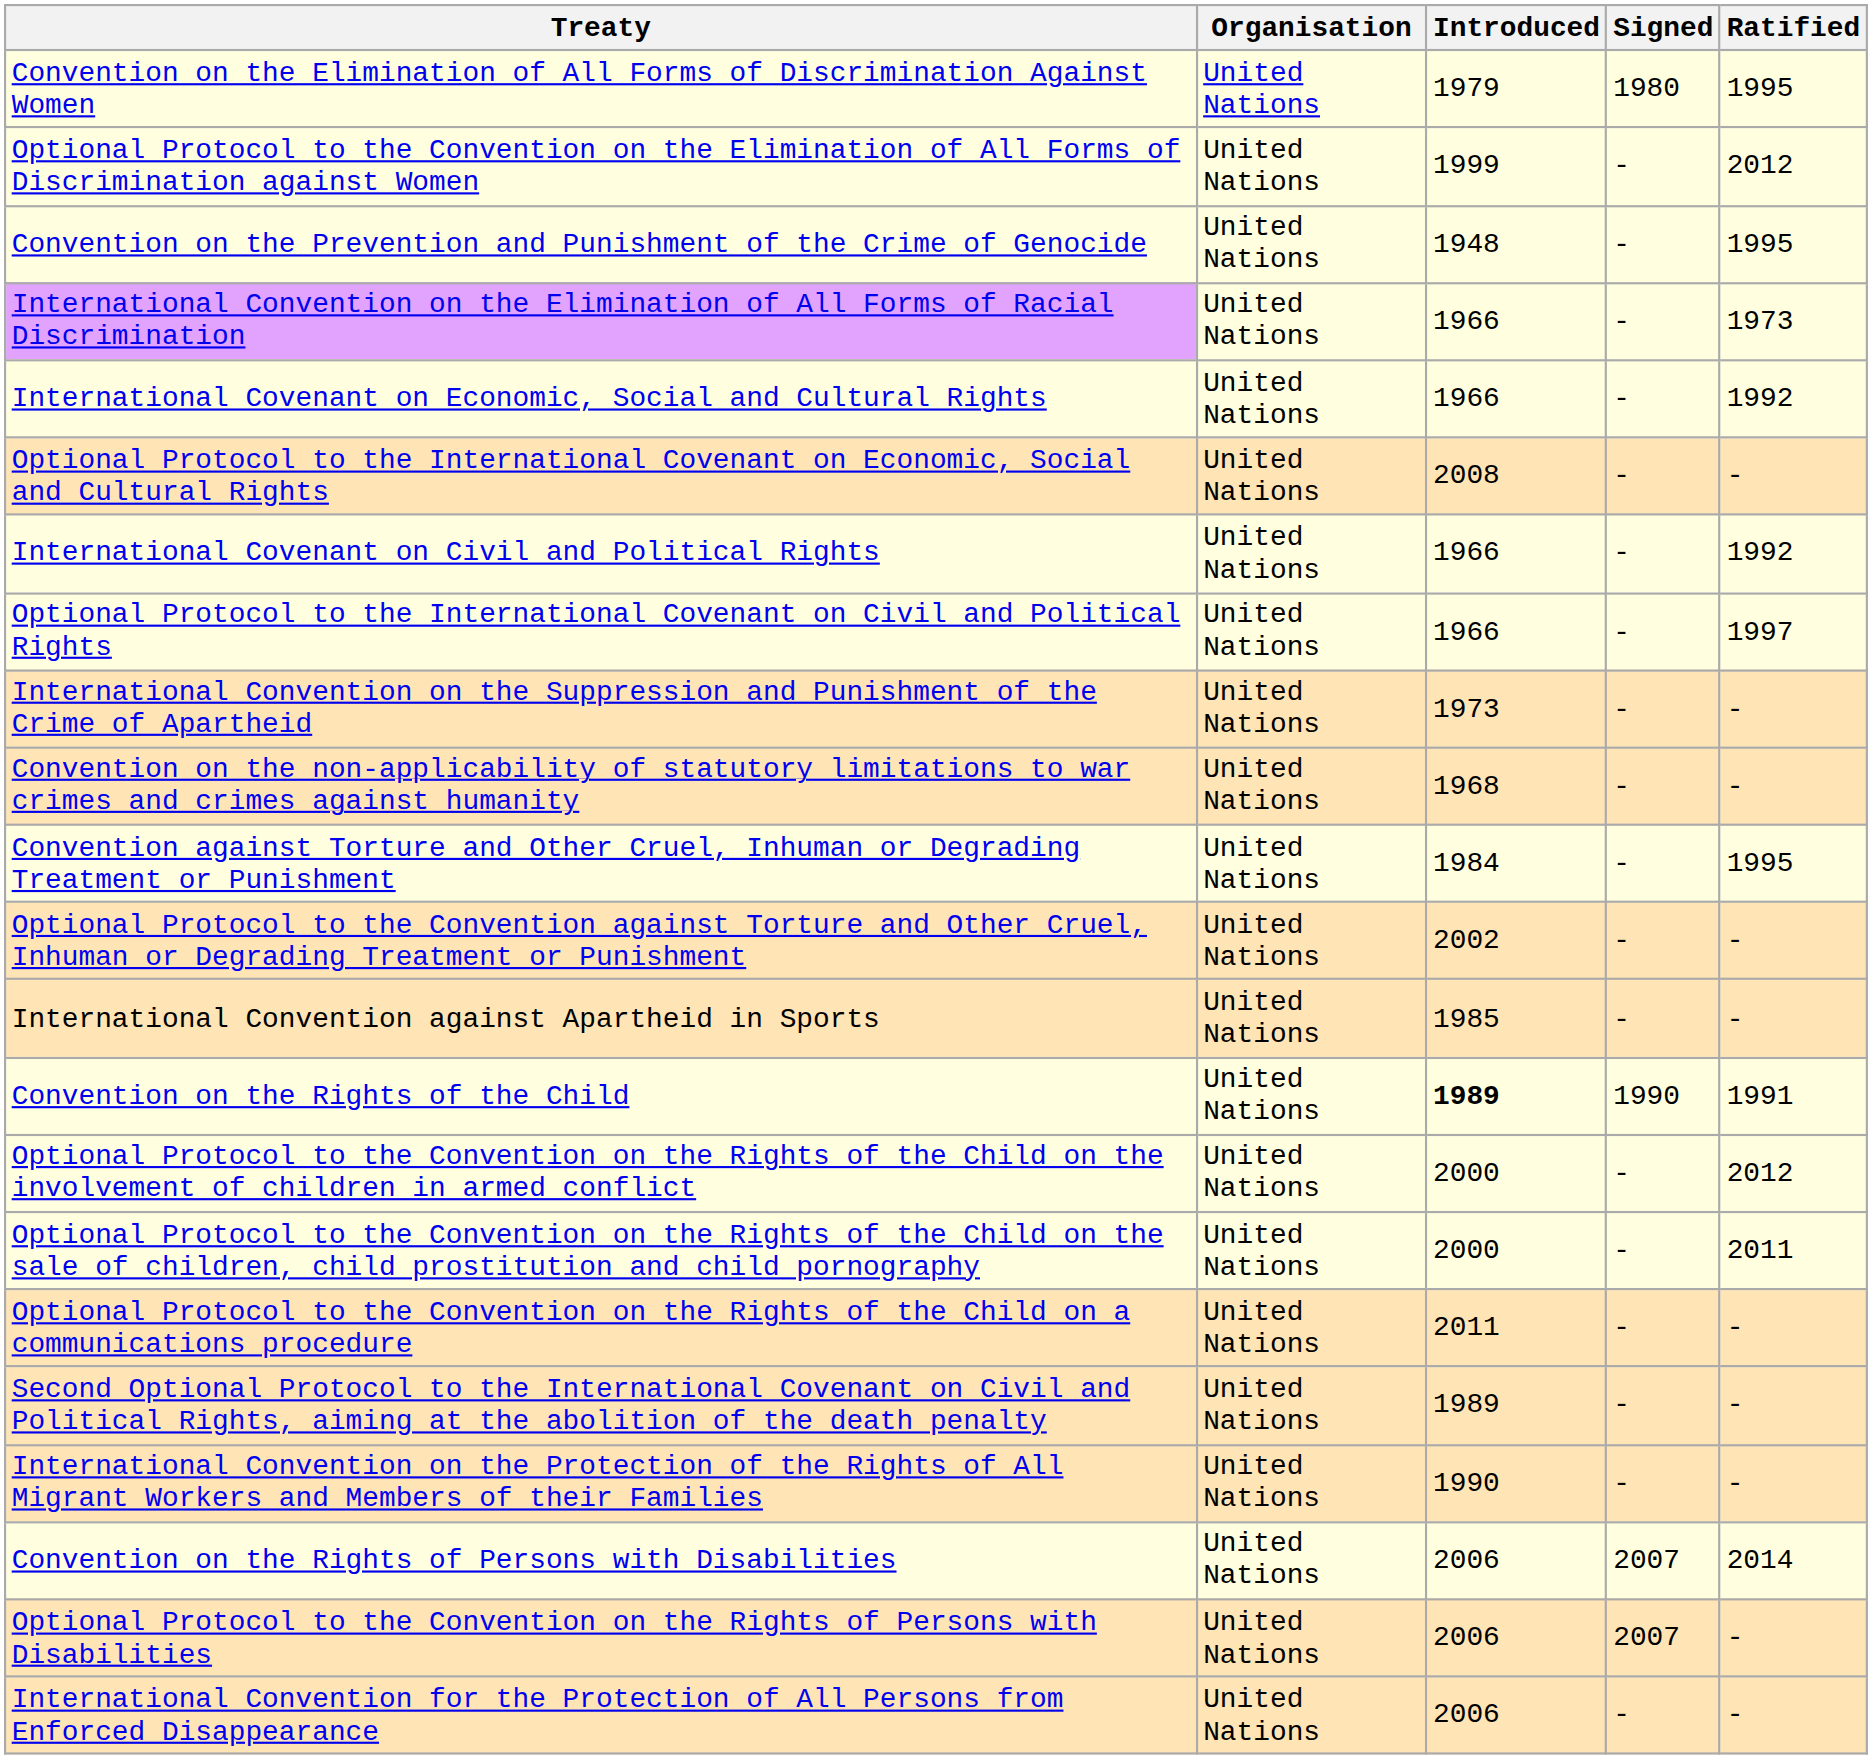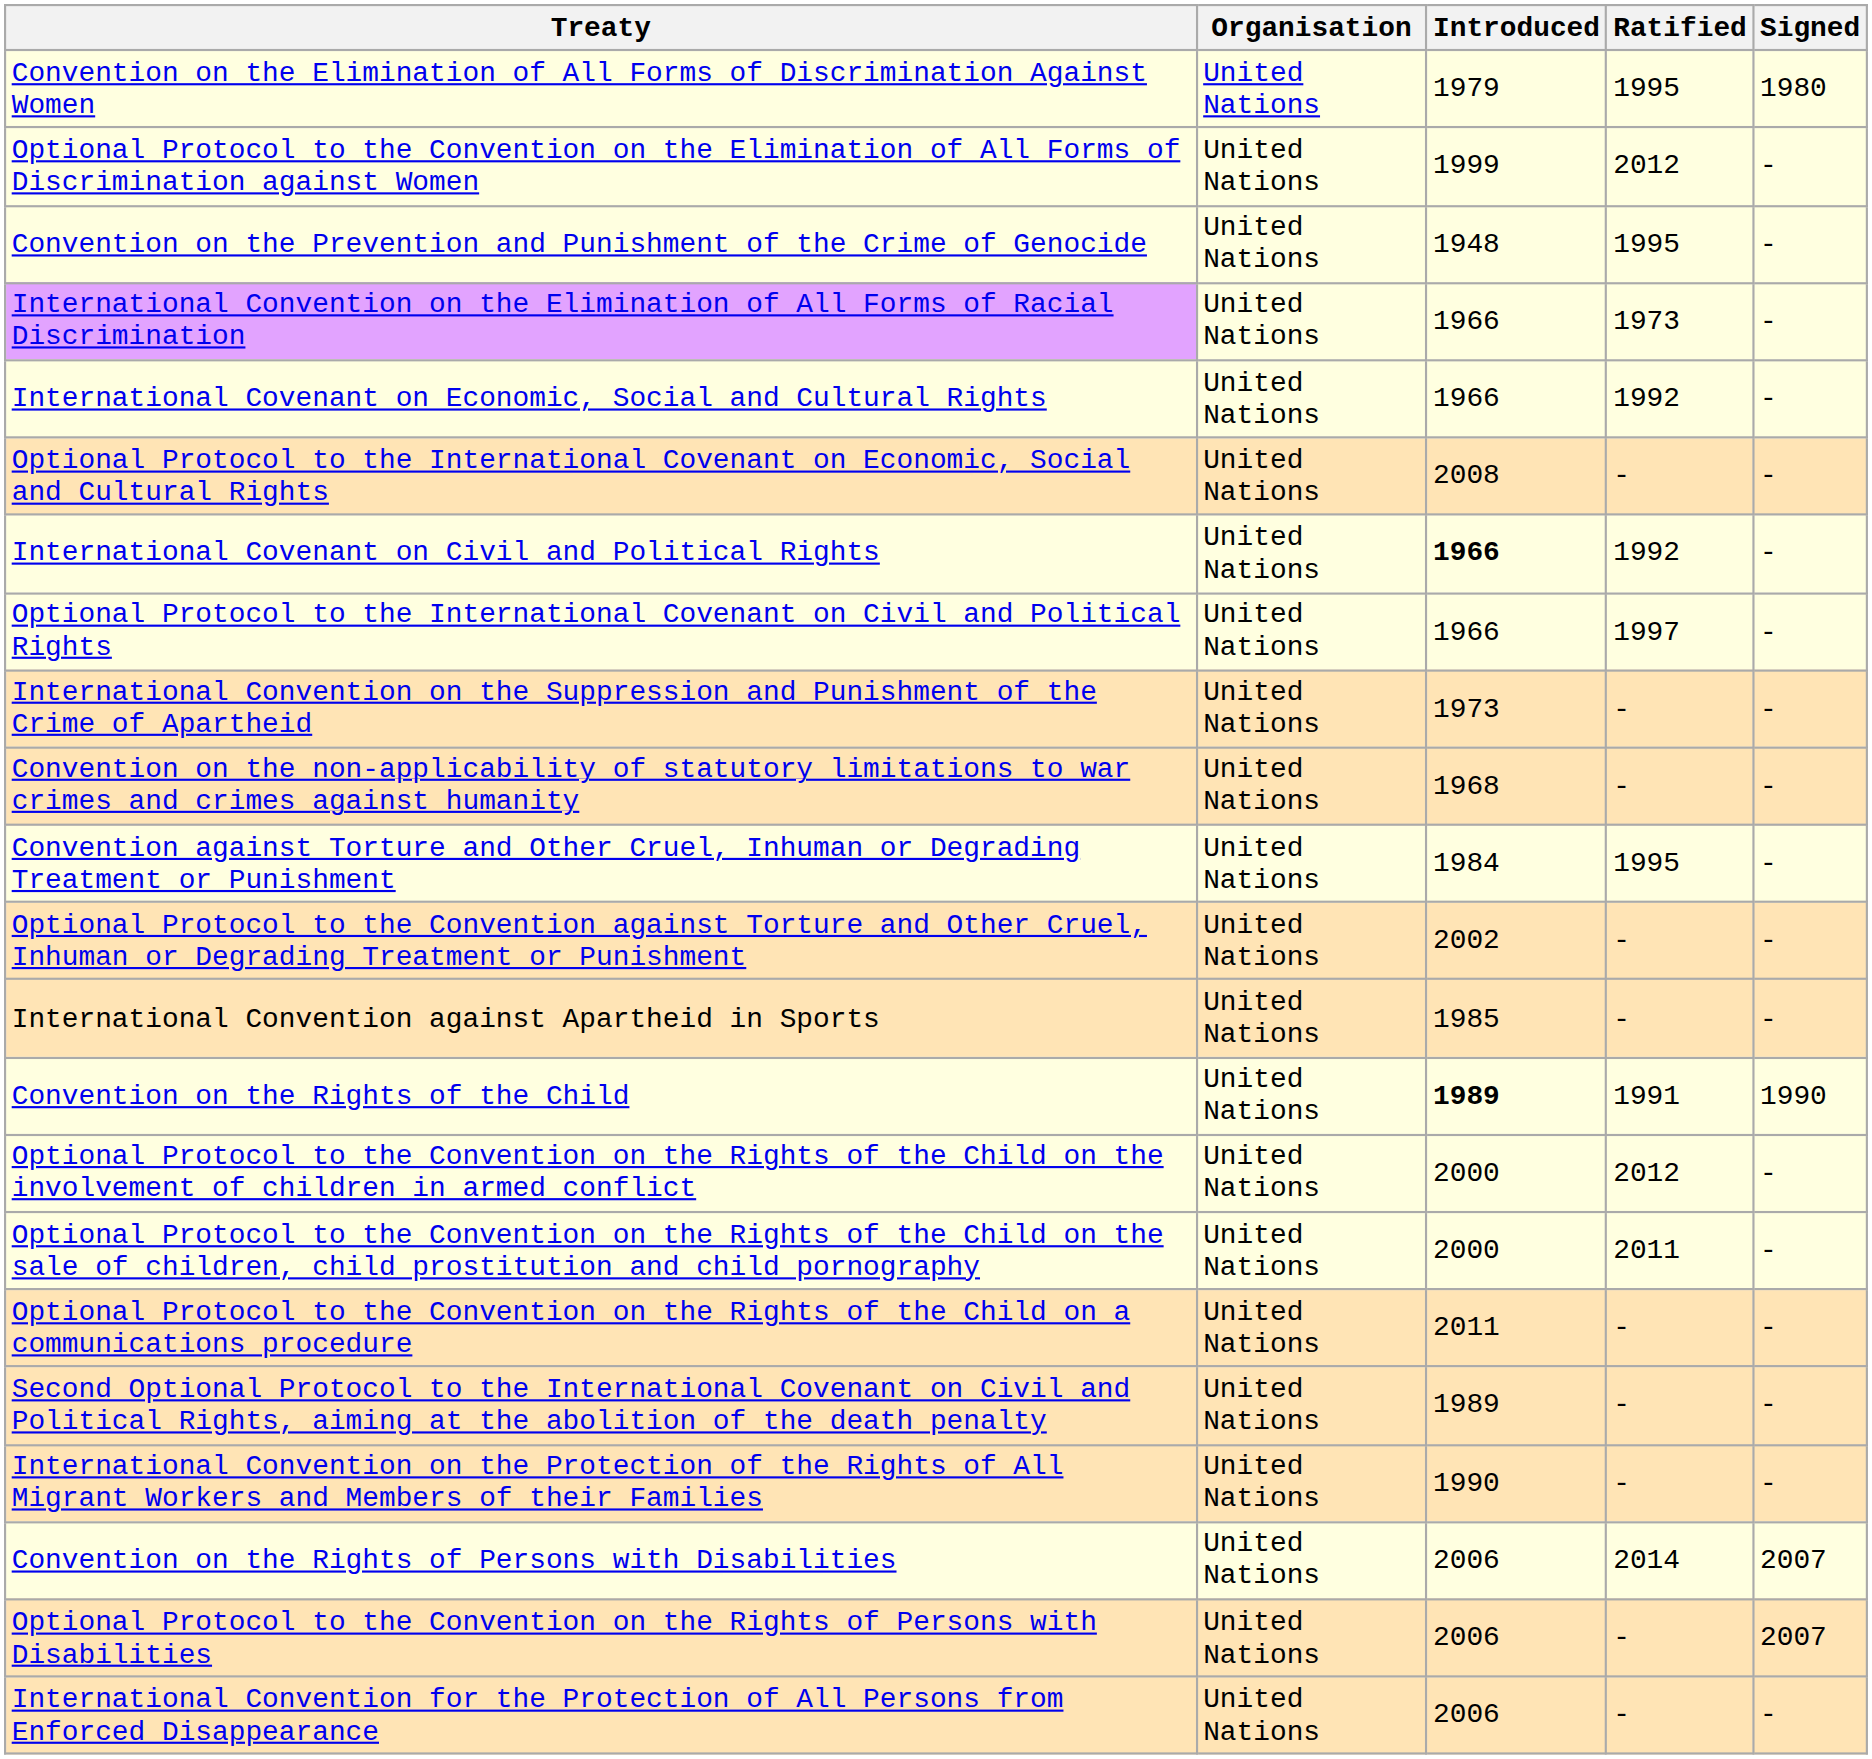columns swapped: (1663, 28) <-> (1793, 28)
(1466, 554) normal -> (1466, 554) bold
